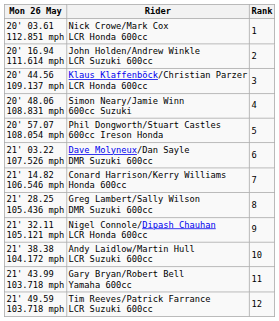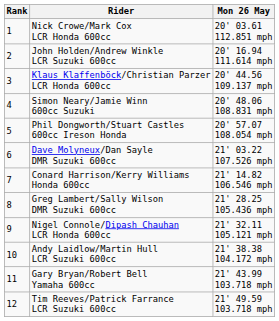columns swapped: (262, 12) <-> (35, 12)
